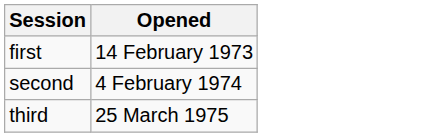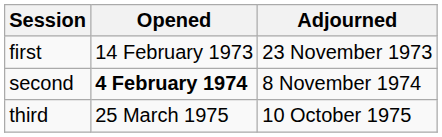+ column: (347, 20)
(169, 83) normal -> (171, 83) bold
